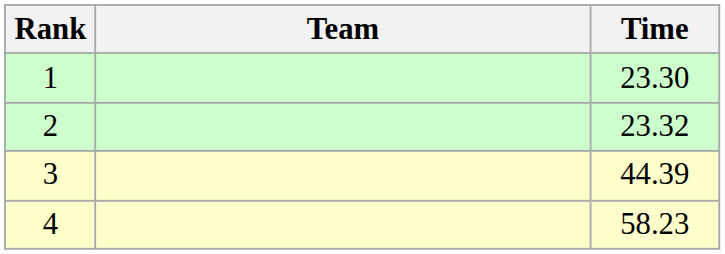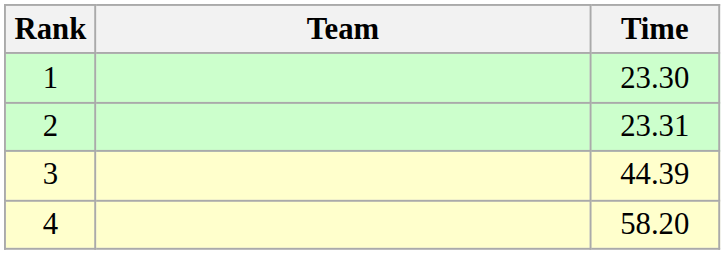(655, 126) 23.32 -> (655, 126) 23.31
(655, 223) 58.23 -> (655, 223) 58.20
